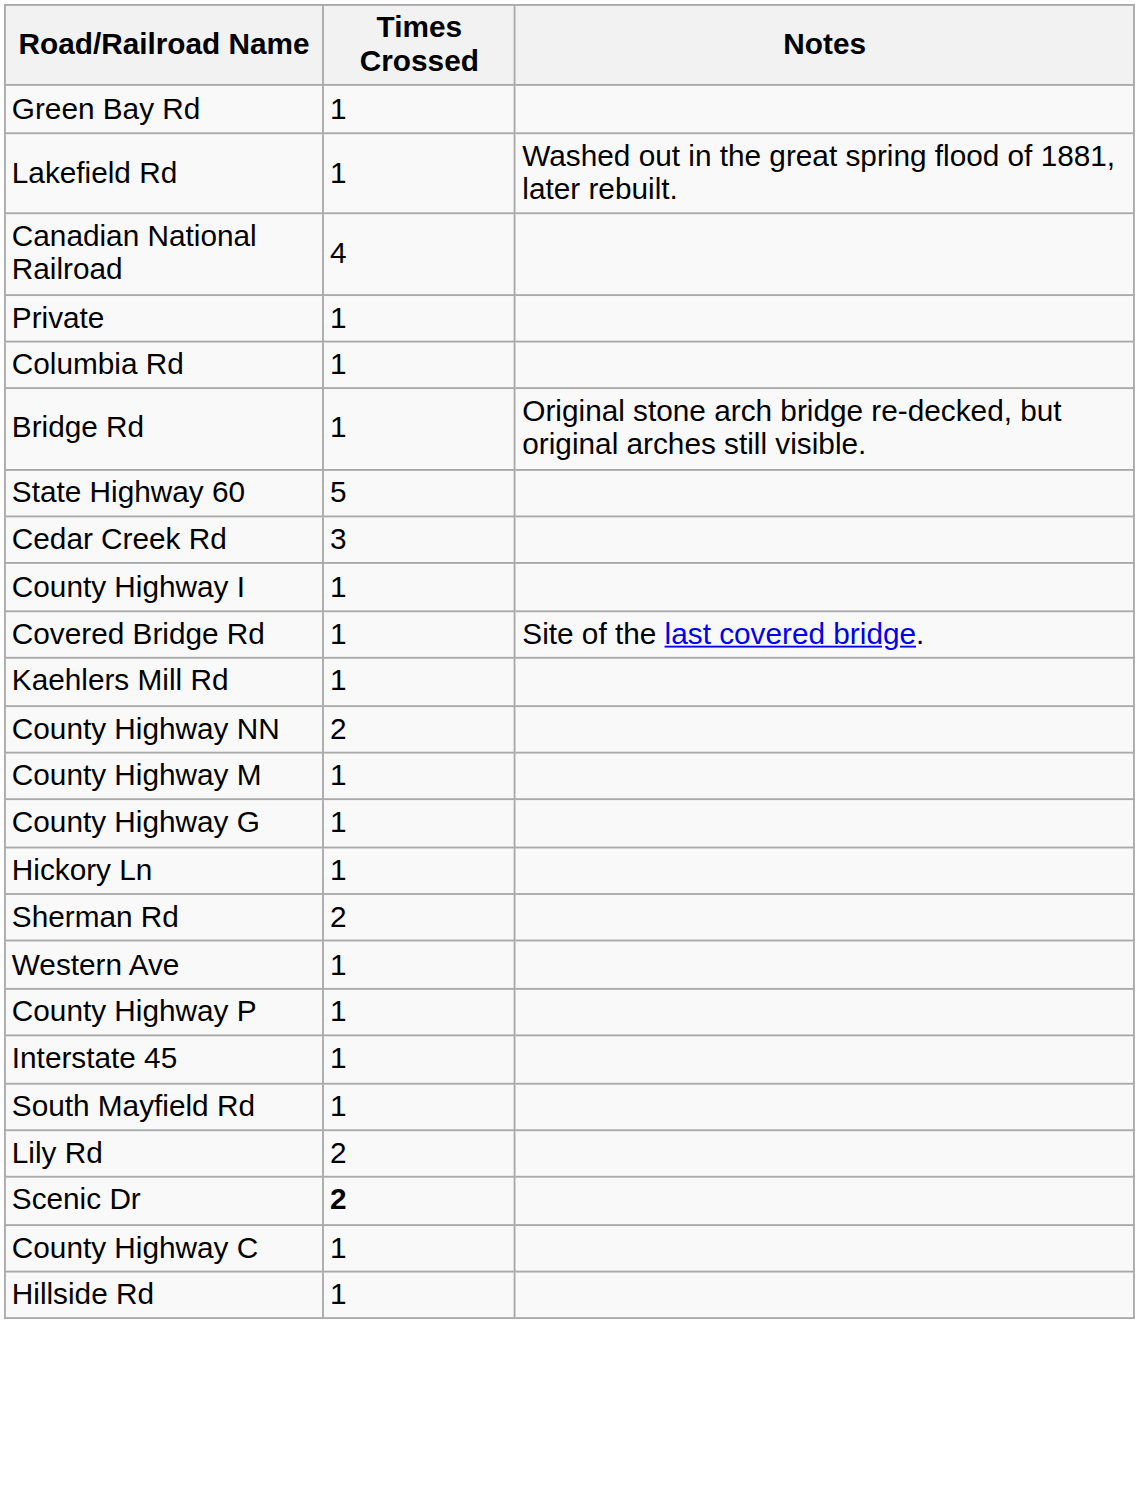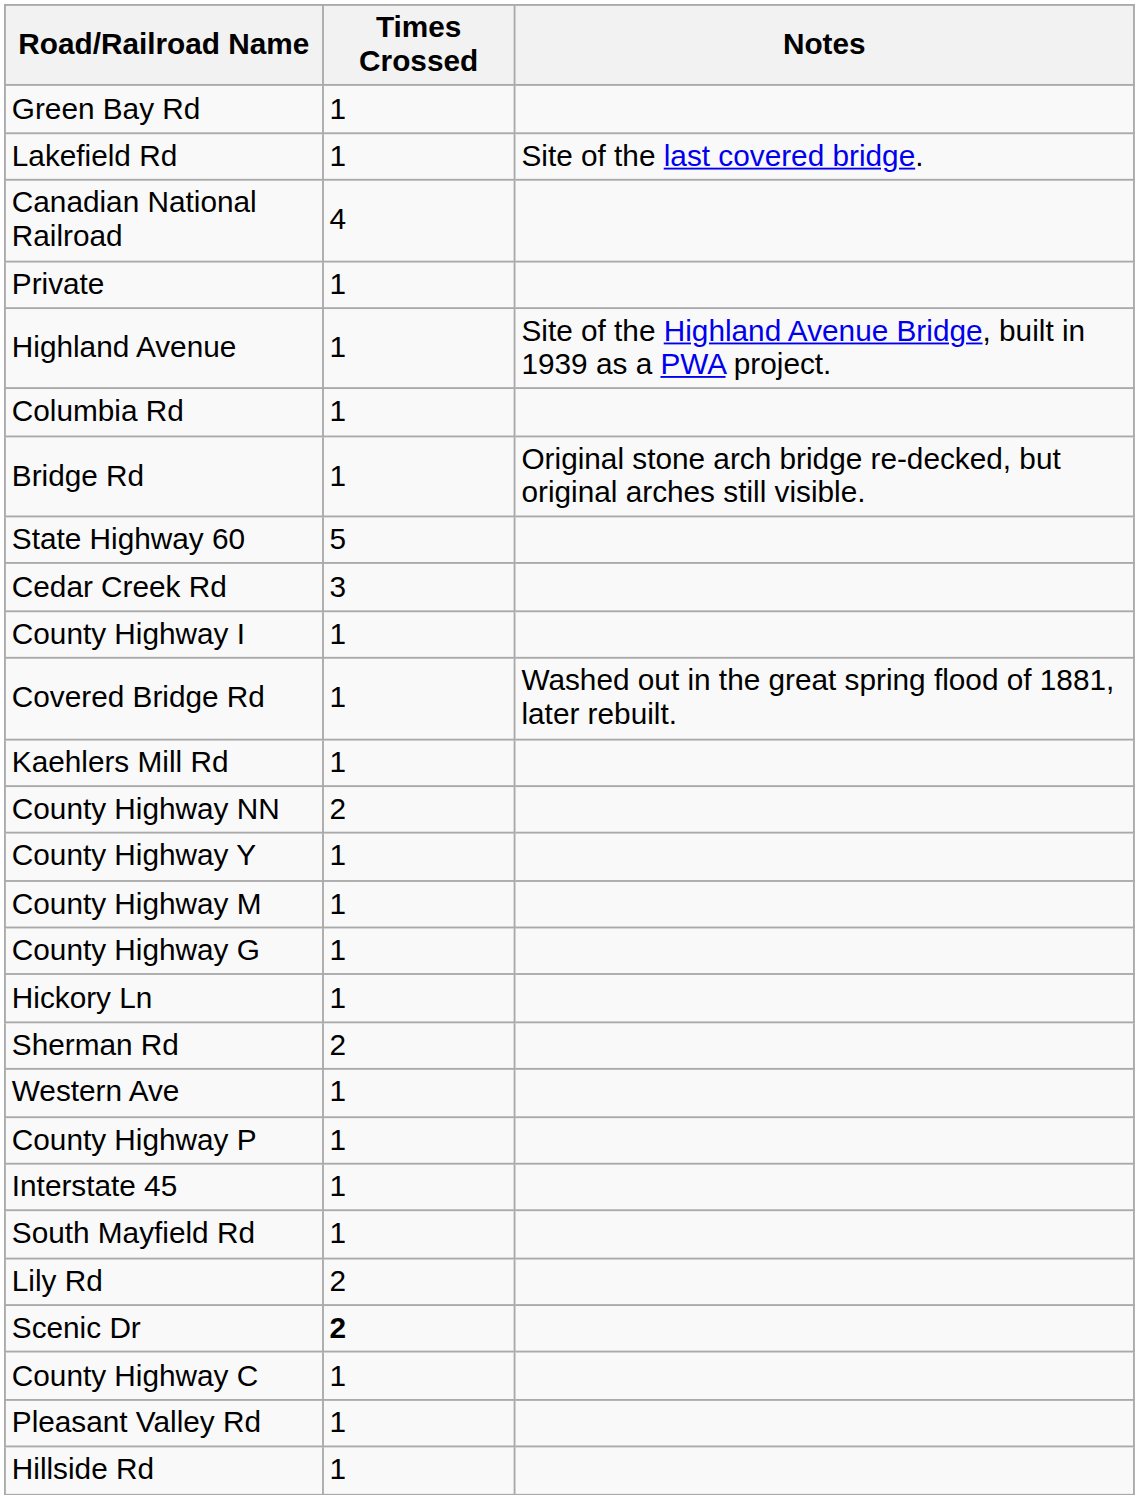(819, 172) Washed out in the great spring flood of 1881, later rebuilt. -> (722, 155) Site of the last covered bridge.
+ row: (124, 347)
(723, 633) Site of the last covered bridge. -> (818, 697) Washed out in the great spring flood of 1881, later rebuilt.
+ row: (134, 856)
+ row: (136, 1422)
